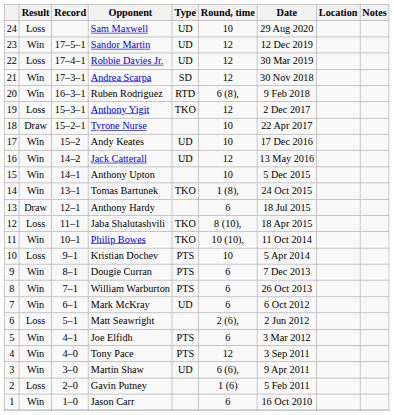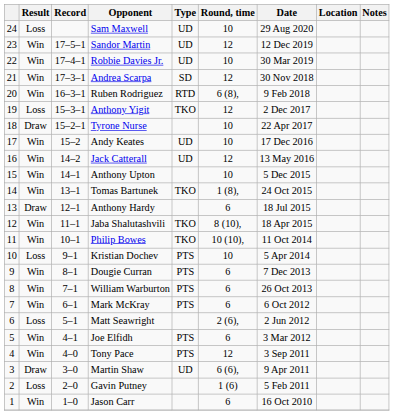(36, 61) Loss -> (36, 61) Win
(228, 61) 12 -> (228, 61) 10
(36, 223) Loss -> (36, 223) Win
(185, 304) UD -> (185, 304) PTS
(36, 369) Win -> (36, 369) Draw
